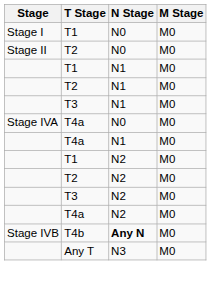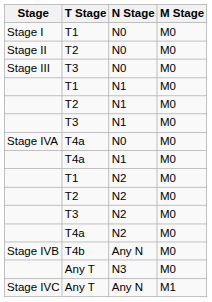+ row: (28, 68)
(128, 232) bold -> (127, 251) normal
+ row: (33, 287)
